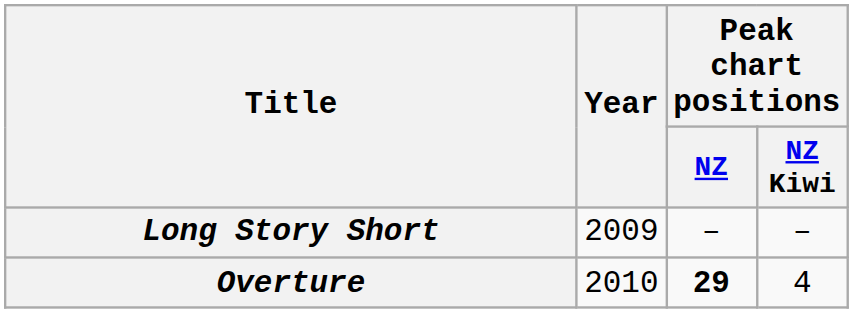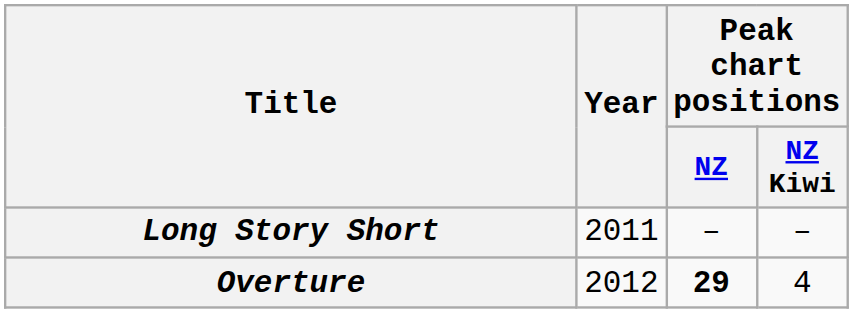(621, 232) 2009 -> (621, 232) 2011
(621, 283) 2010 -> (621, 283) 2012
